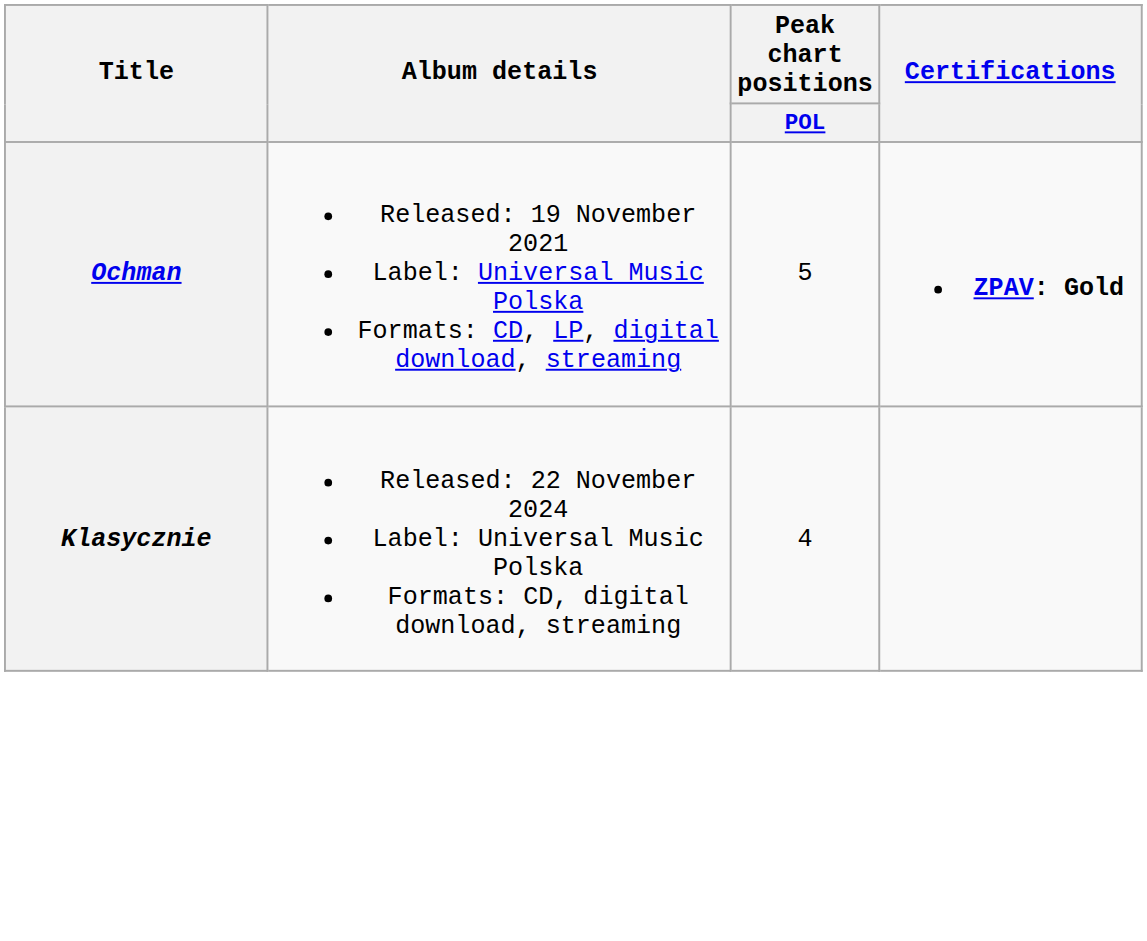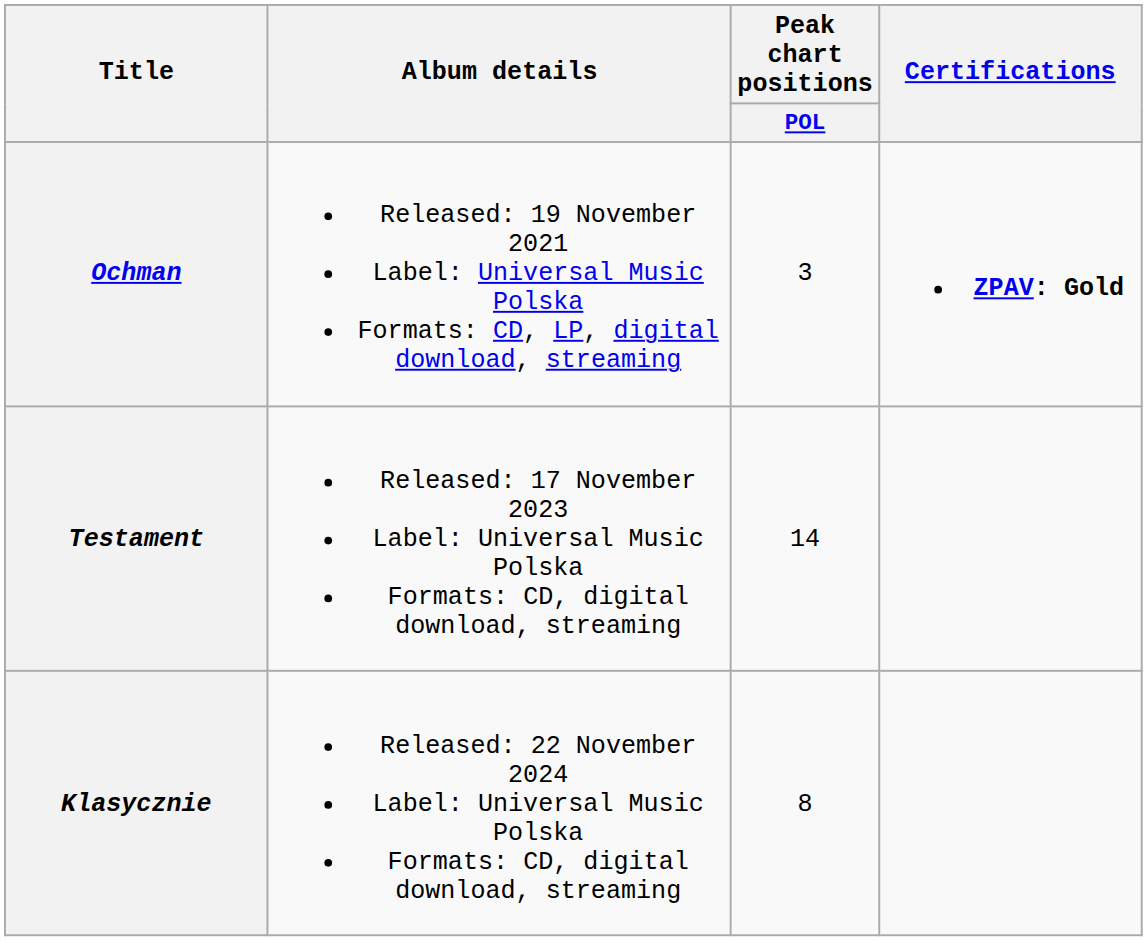(805, 274) 5 -> (805, 274) 3
+ row: (136, 539)
(805, 539) 4 -> (805, 804) 8
